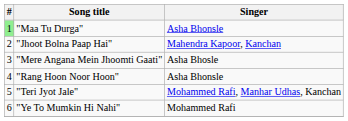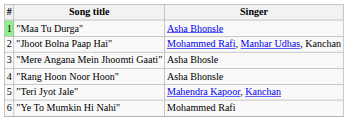(224, 44) Mahendra Kapoor, Kanchan -> (254, 44) Mohammed Rafi, Manhar Udhas, Kanchan
(254, 92) Mohammed Rafi, Manhar Udhas, Kanchan -> (224, 92) Mahendra Kapoor, Kanchan
